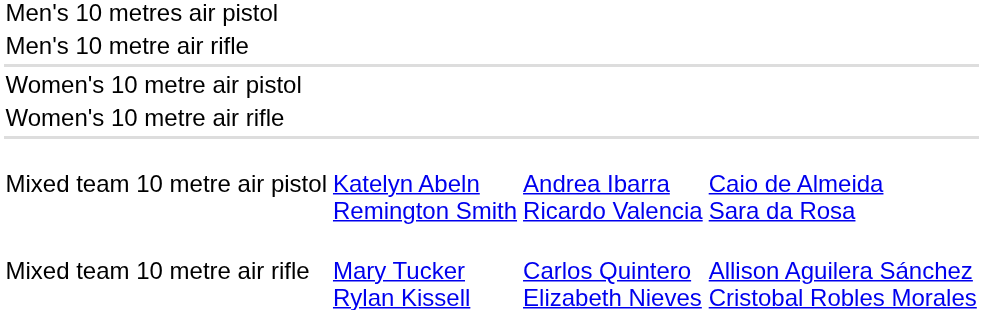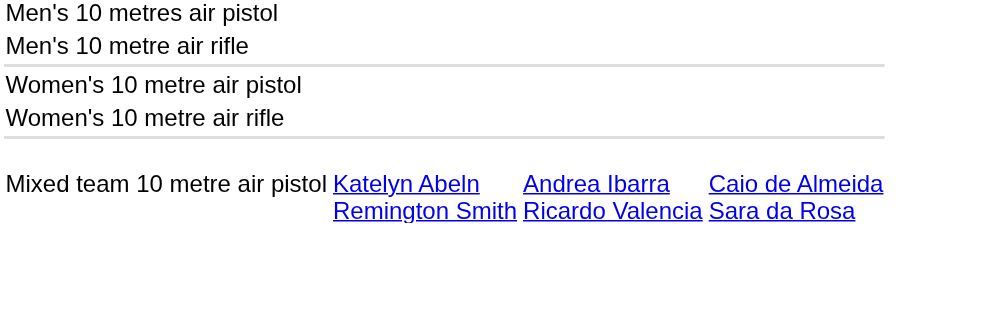- row: (158, 270)
